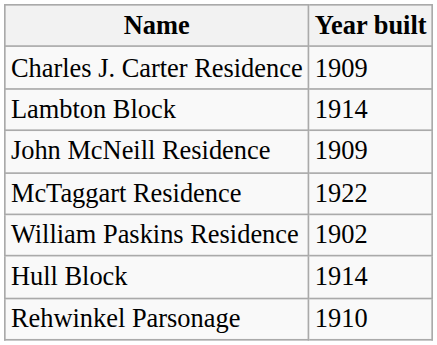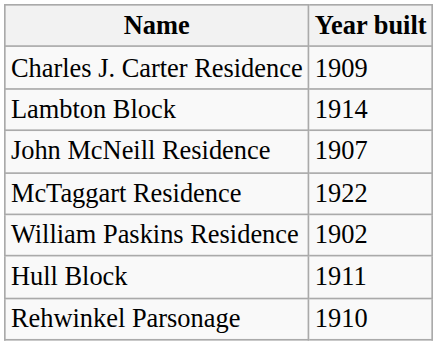(341, 151) 1909 -> (341, 151) 1907
(341, 276) 1914 -> (341, 276) 1911
